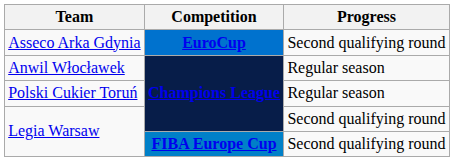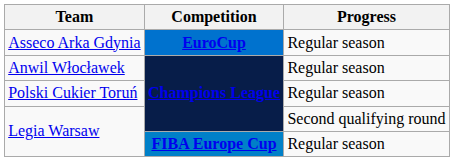(366, 42) Second qualifying round -> (336, 42) Regular season
(366, 144) Second qualifying round -> (336, 144) Regular season
